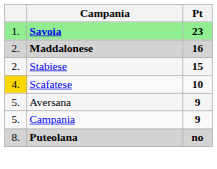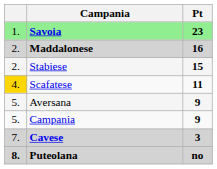(198, 84) 10 -> (198, 84) 11
+ row: (46, 137)
(16, 137) normal -> (16, 155) bold
